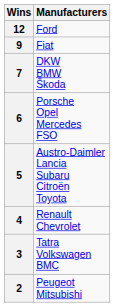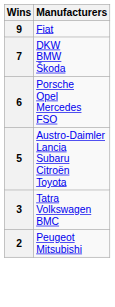- row: (19, 29)
- row: (19, 221)
